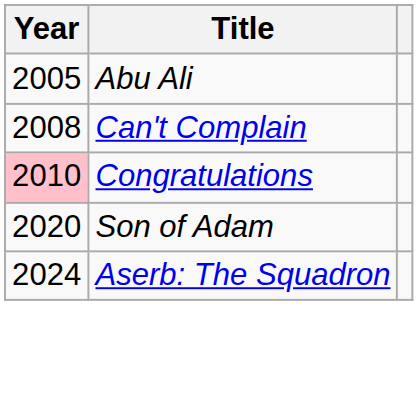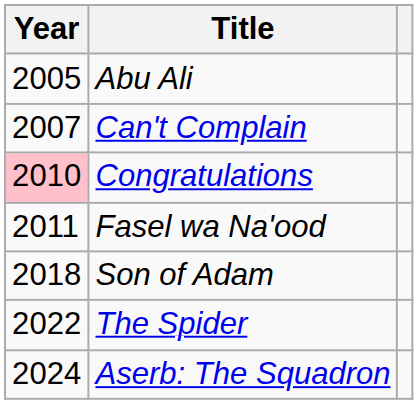(47, 127) 2008 -> (47, 127) 2007
+ row: (211, 226)
(47, 226) 2020 -> (47, 275) 2018
+ row: (171, 324)
